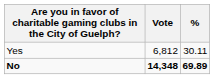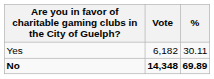(165, 50) 6,812 -> (165, 50) 6,182
